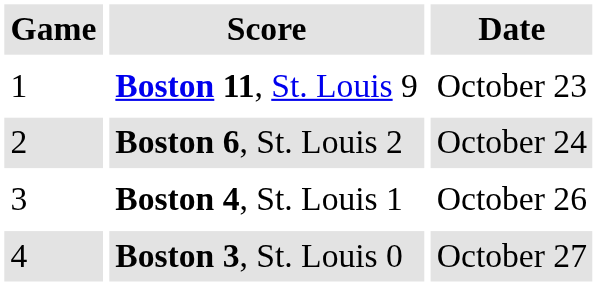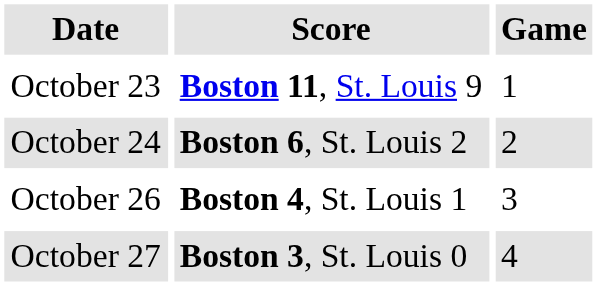columns swapped: (54, 28) <-> (512, 28)
